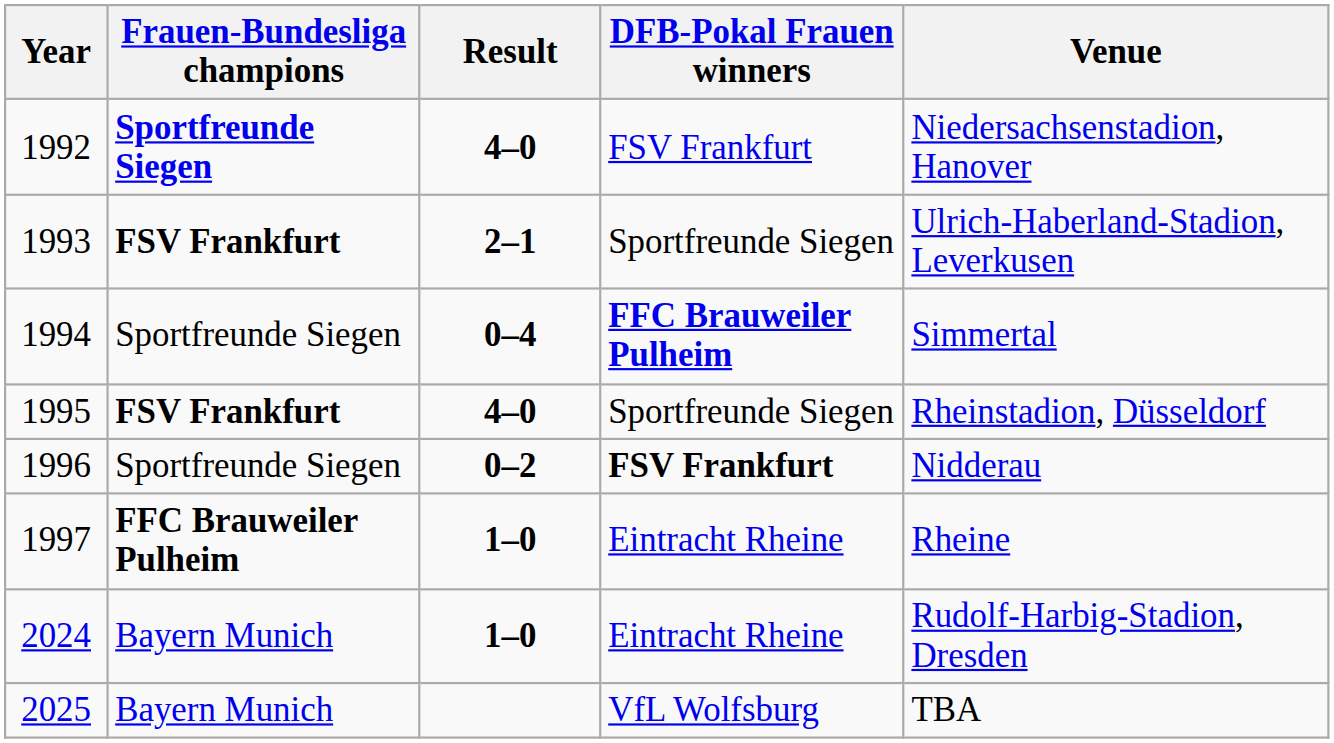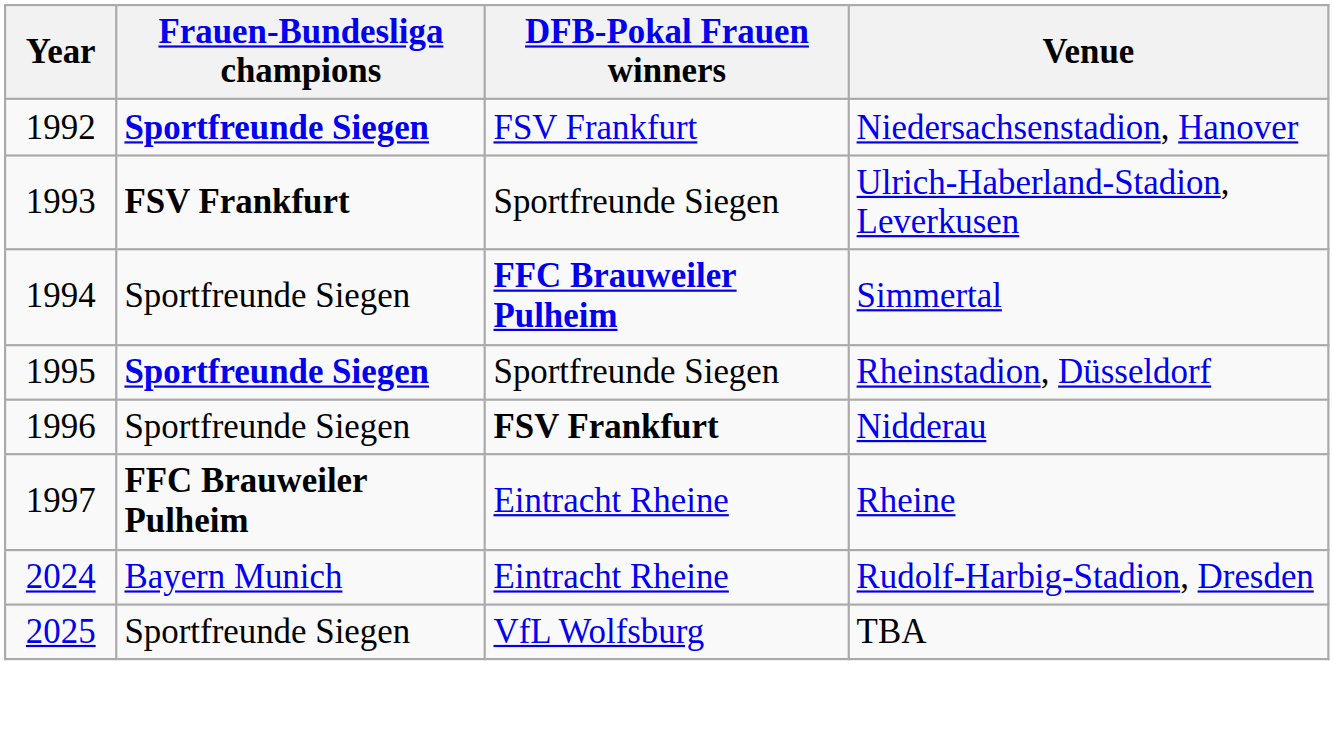- column: (510, 51)
(228, 410) FSV Frankfurt -> (277, 371) Sportfreunde Siegen
(224, 710) Bayern Munich -> (267, 631) Sportfreunde Siegen
